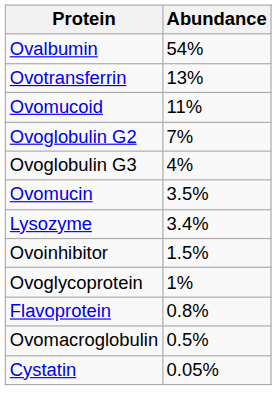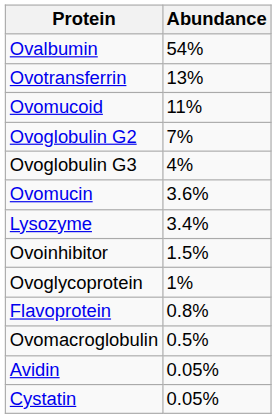(188, 194) 3.5% -> (188, 194) 3.6%
+ row: (35, 369)
